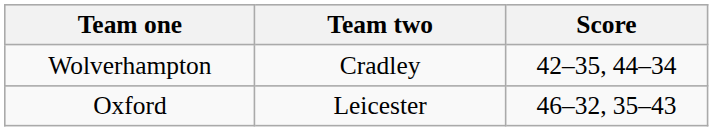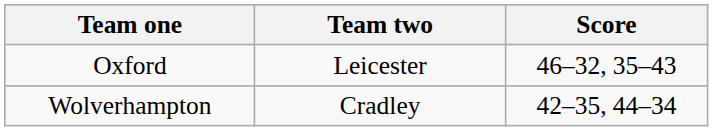rows swapped: (130, 65) <-> (130, 105)
